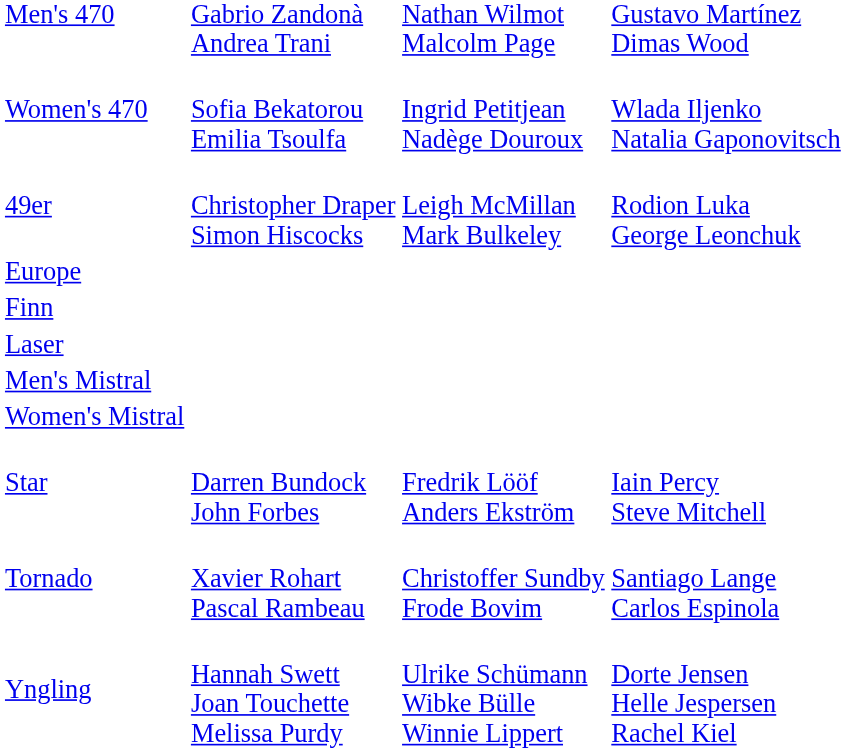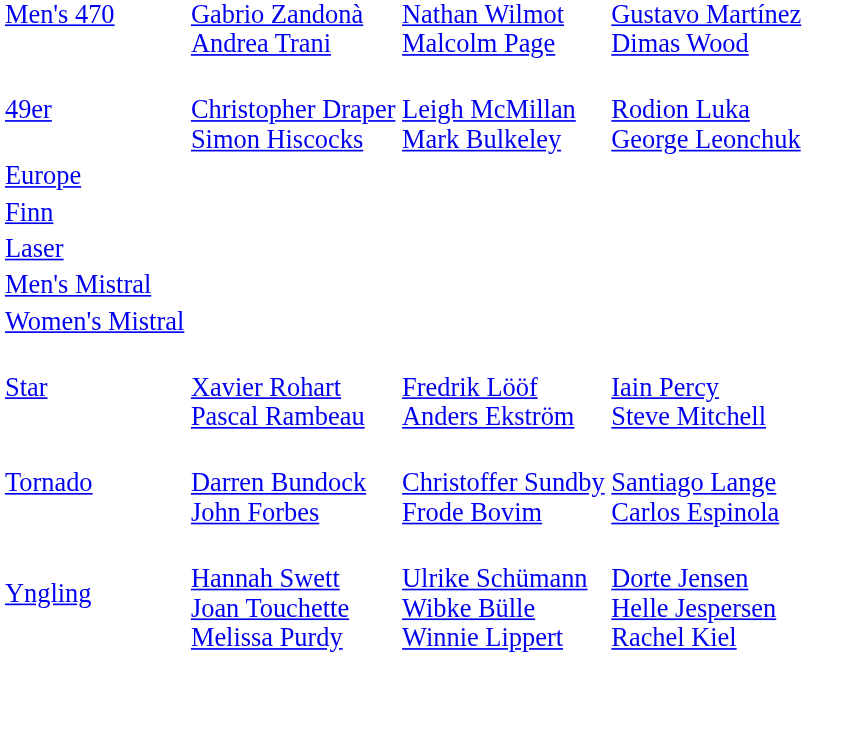- row: (76, 109)
(279, 497) Darren Bundock John Forbes -> (278, 401) Xavier Rohart Pascal Rambeau
(278, 593) Xavier Rohart Pascal Rambeau -> (279, 497) Darren Bundock John Forbes
